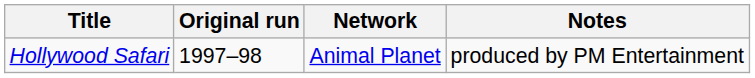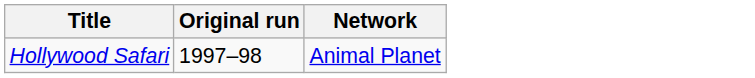- column: (597, 21)
